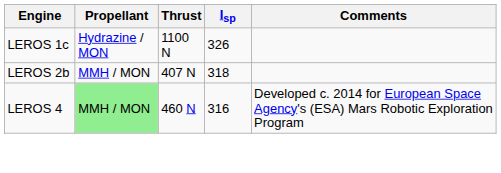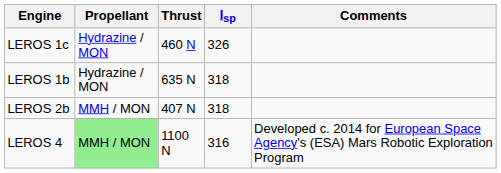(175, 45) 1100 N -> (178, 45) 460 N
+ row: (38, 80)
(178, 108) 460 N -> (175, 143) 1100 N
